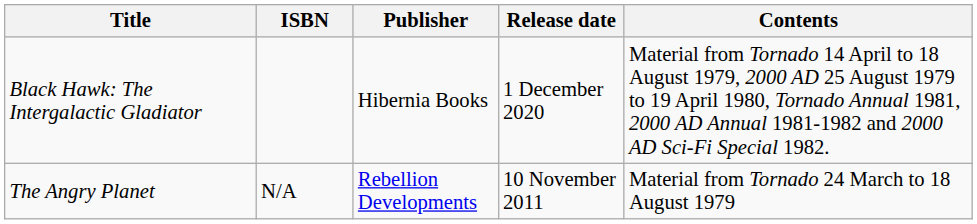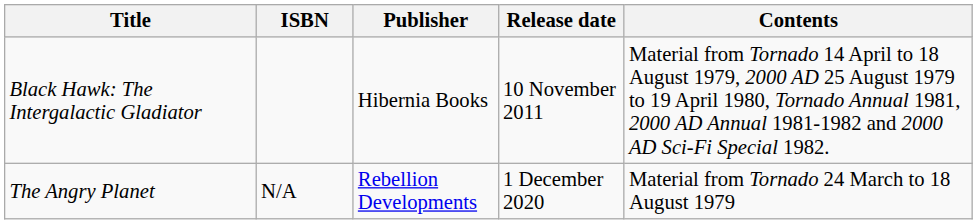(553, 100) 1 December 2020 -> (560, 100) 10 November 2011
(560, 190) 10 November 2011 -> (553, 190) 1 December 2020
